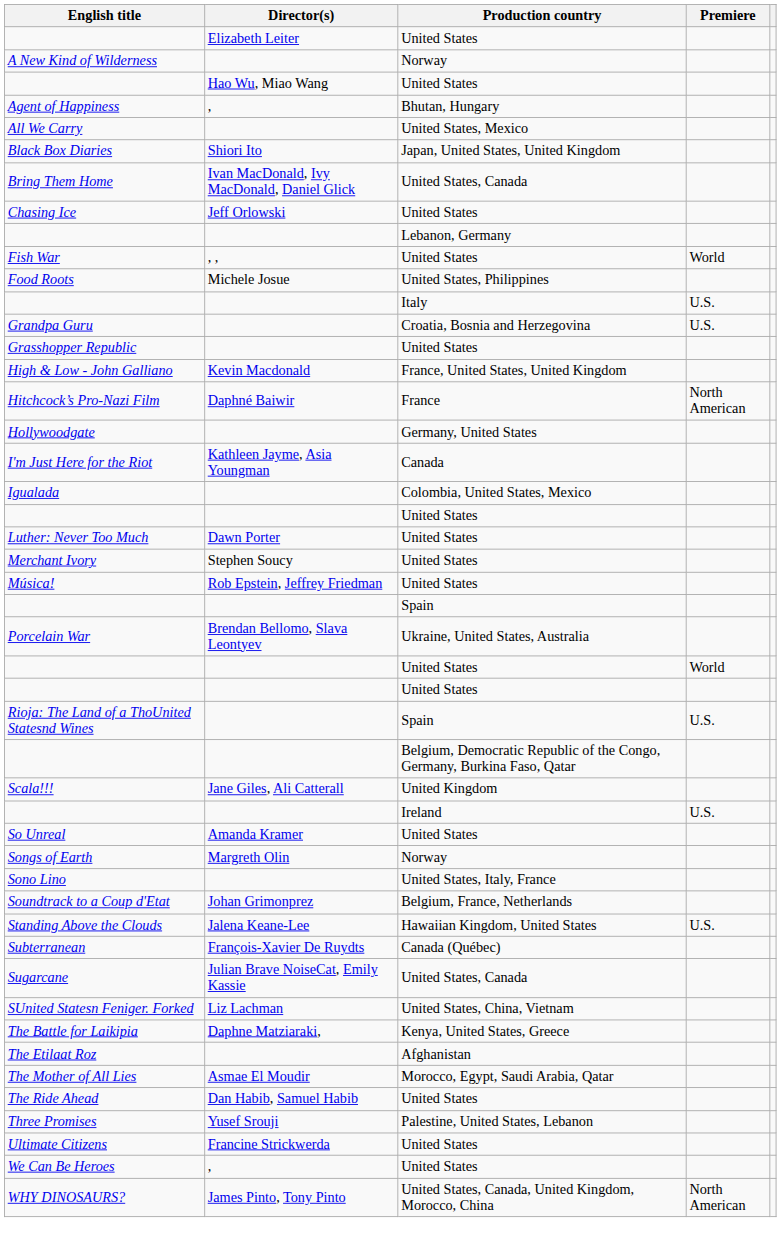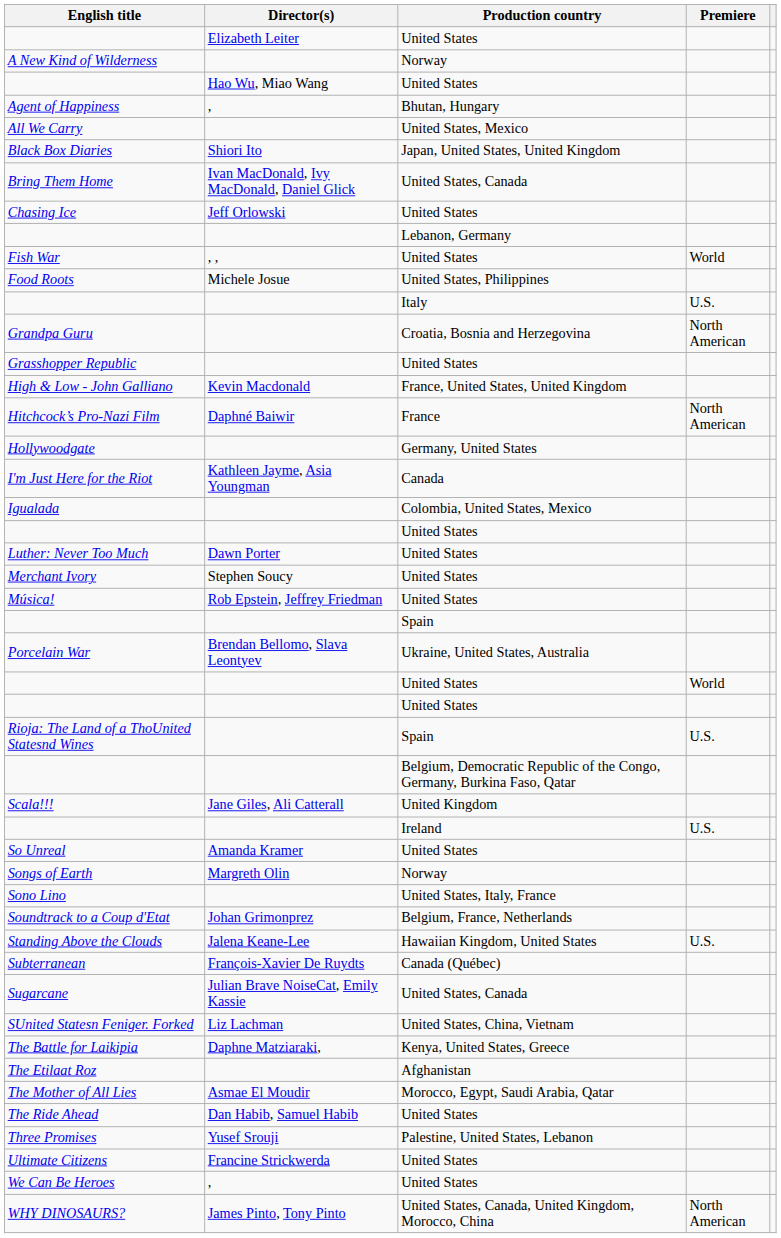(702, 325) U.S. -> (717, 333) North American
